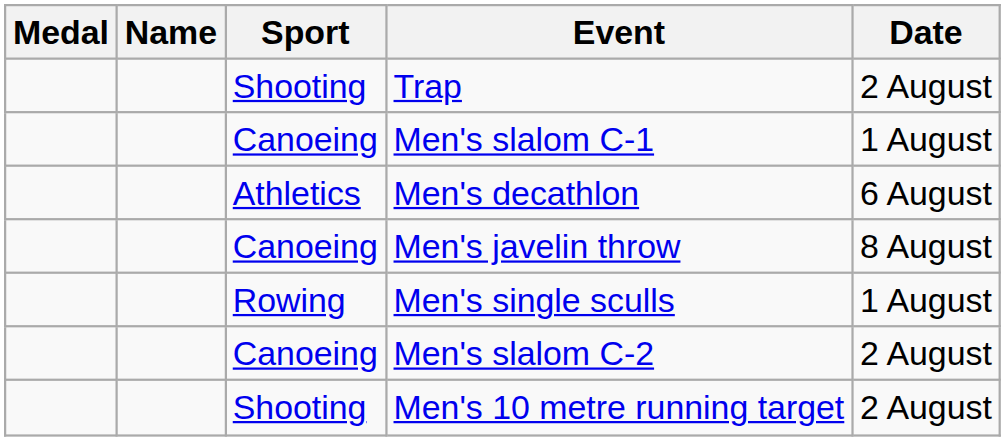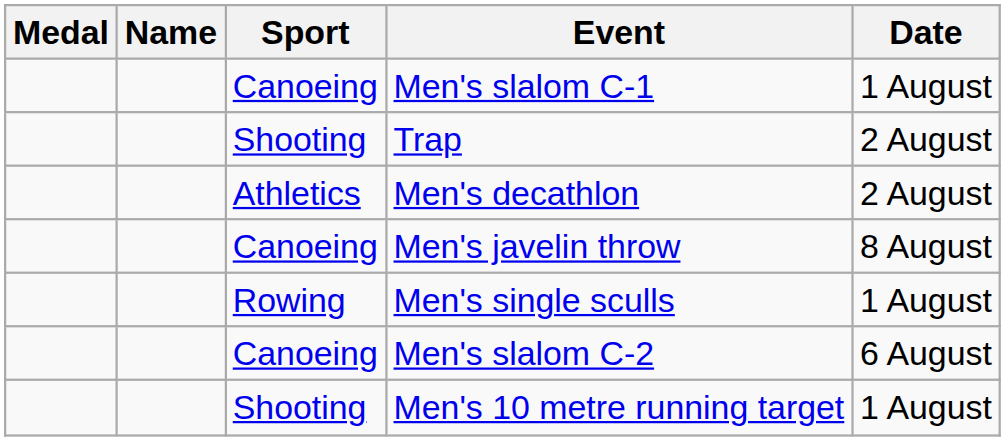rows swapped: (524, 139) <-> (428, 86)
(926, 193) 6 August -> (926, 193) 2 August
(926, 354) 2 August -> (926, 354) 6 August
(926, 408) 2 August -> (926, 408) 1 August
